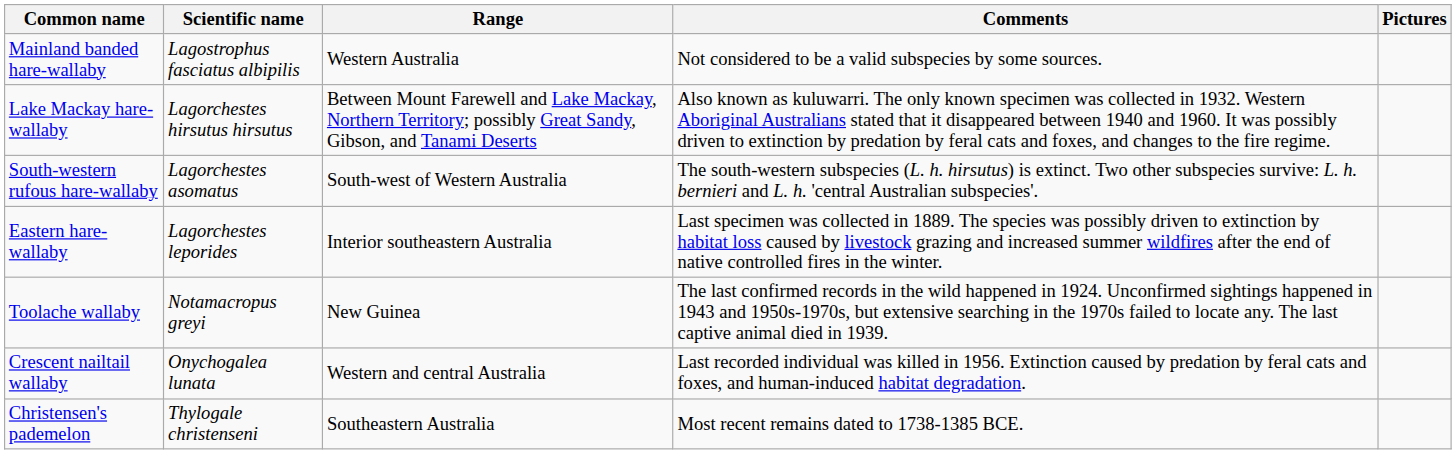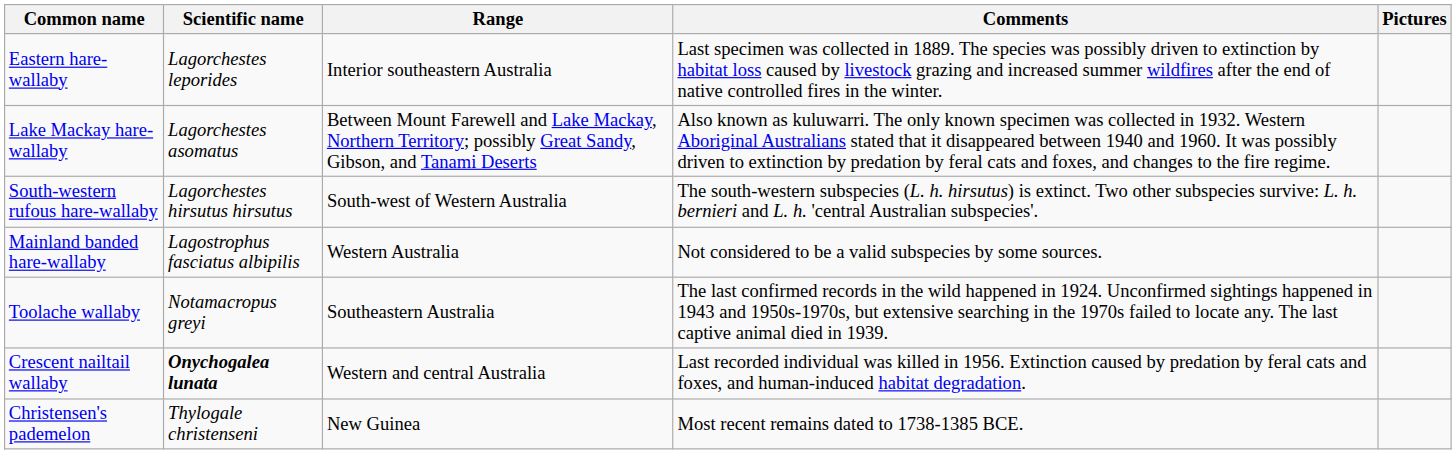rows swapped: (74, 59) <-> (58, 241)
(230, 119) Lagorchestes hirsutus hirsutus -> (217, 140) Lagorchestes asomatus
(217, 180) Lagorchestes asomatus -> (230, 201) Lagorchestes hirsutus hirsutus
(374, 312) New Guinea -> (411, 312) Southeastern Australia
(218, 373) normal -> (219, 373) bold
(411, 423) Southeastern Australia -> (374, 423) New Guinea
